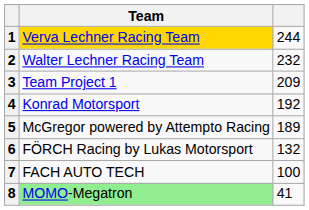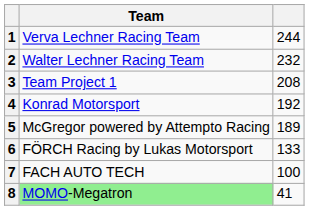(111, 38) gold background -> (111, 38) no background
(288, 82) 209 -> (288, 82) 208
(288, 149) 132 -> (288, 149) 133
